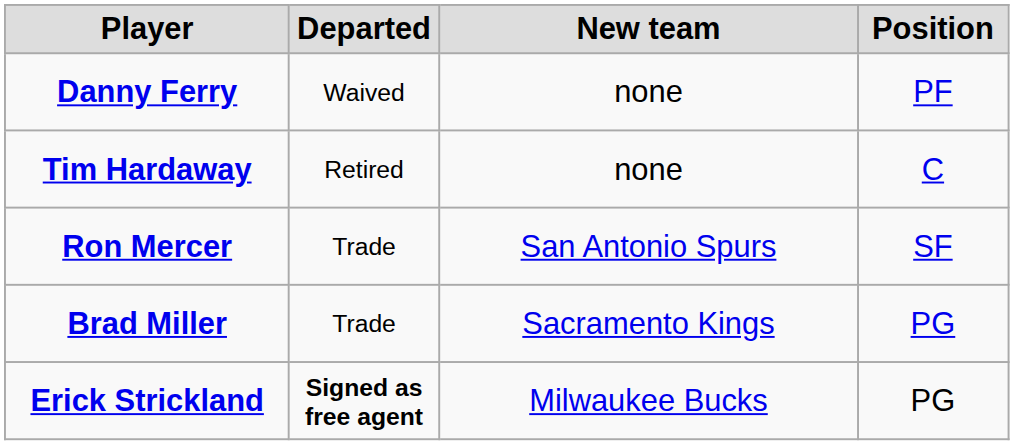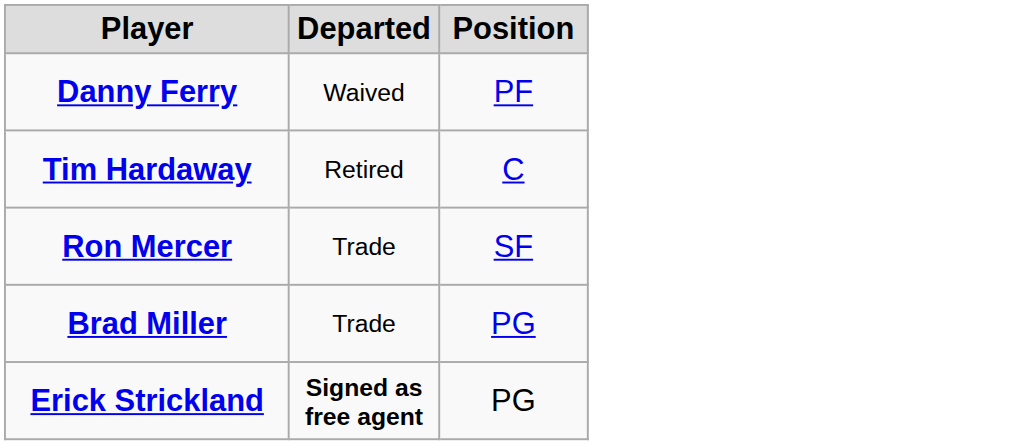- column: (648, 28)
